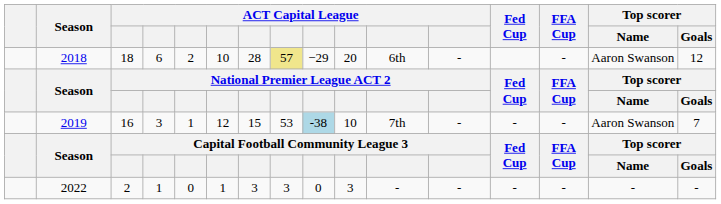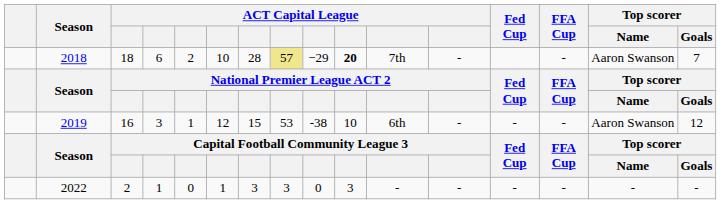(350, 58) normal -> (350, 58) bold
(397, 58) 6th -> (397, 58) 7th
(696, 58) 12 -> (696, 58) 7
(318, 123) lightblue background -> (318, 123) no background
(397, 123) 7th -> (397, 123) 6th
(696, 123) 7 -> (696, 123) 12
